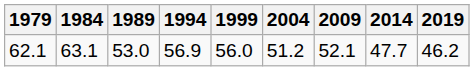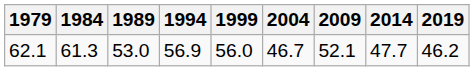(79, 50) 63.1 -> (79, 50) 61.3
(286, 50) 51.2 -> (286, 50) 46.7
